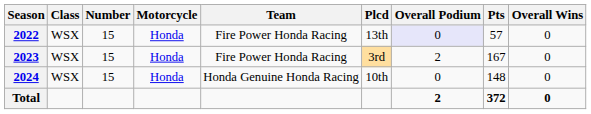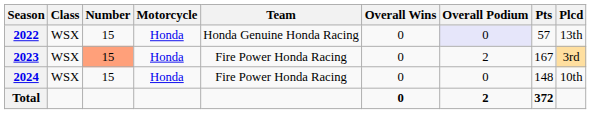columns swapped: (547, 14) <-> (377, 14)
(281, 35) Fire Power Honda Racing -> (281, 35) Honda Genuine Honda Racing
(108, 56) no background -> (108, 56) lightsalmon background
(281, 77) Honda Genuine Honda Racing -> (281, 77) Fire Power Honda Racing
